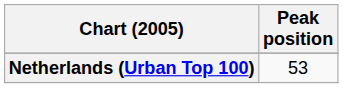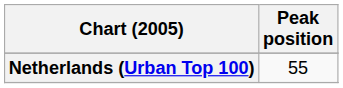(298, 67) 53 -> (298, 67) 55
